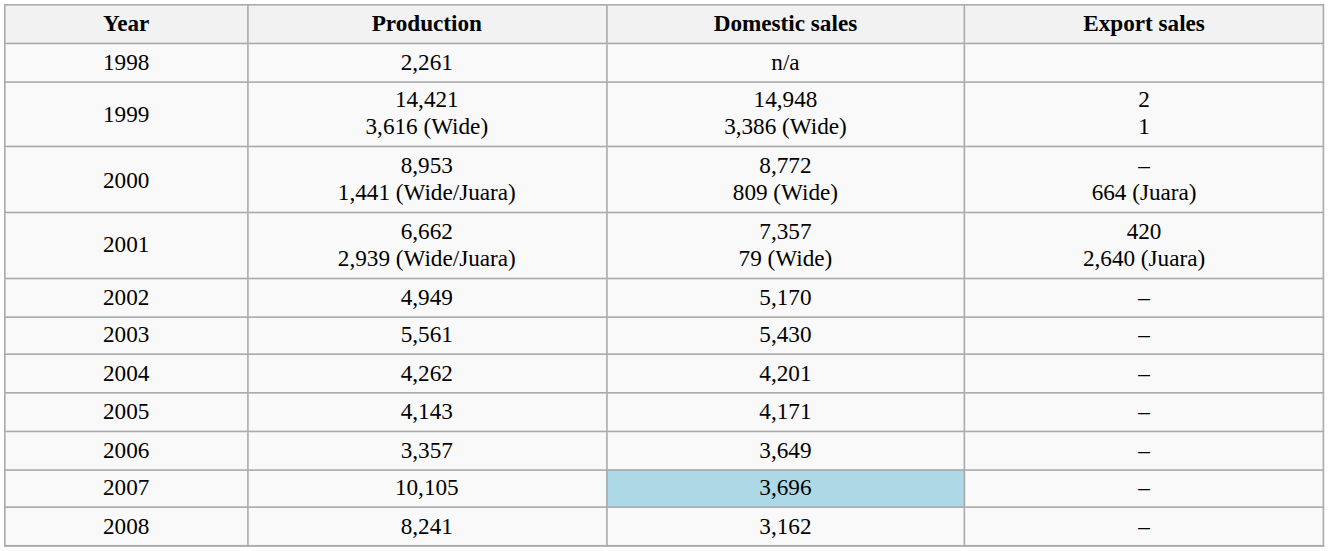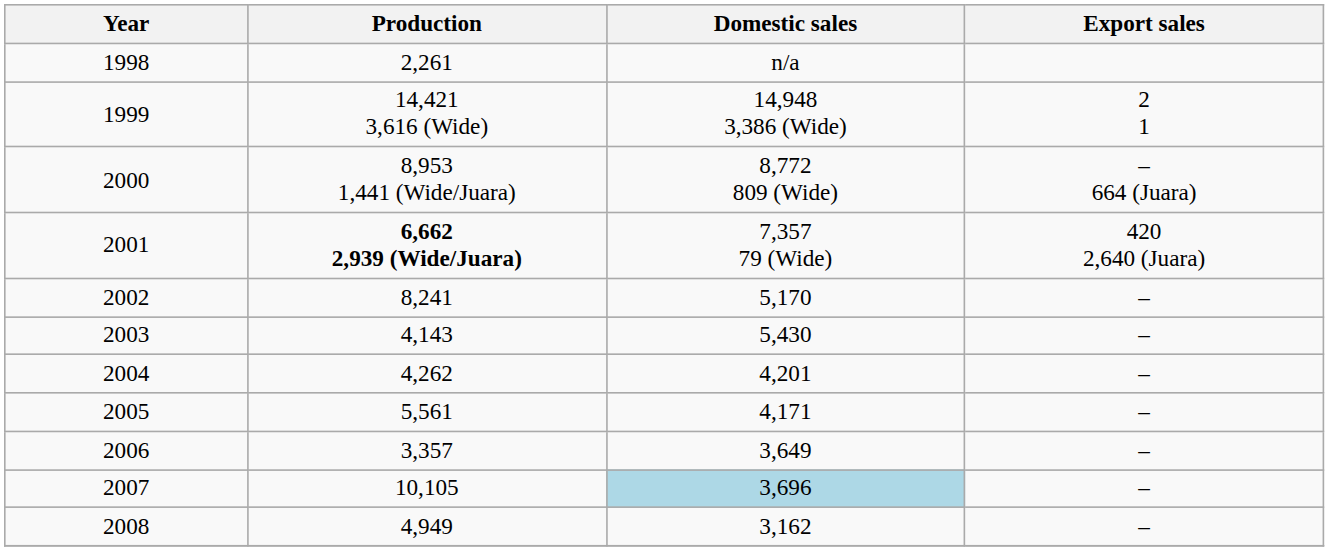(427, 245) normal -> (427, 245) bold
(427, 297) 4,949 -> (427, 297) 8,241
(427, 335) 5,561 -> (427, 335) 4,143
(427, 412) 4,143 -> (427, 412) 5,561
(427, 526) 8,241 -> (427, 526) 4,949
